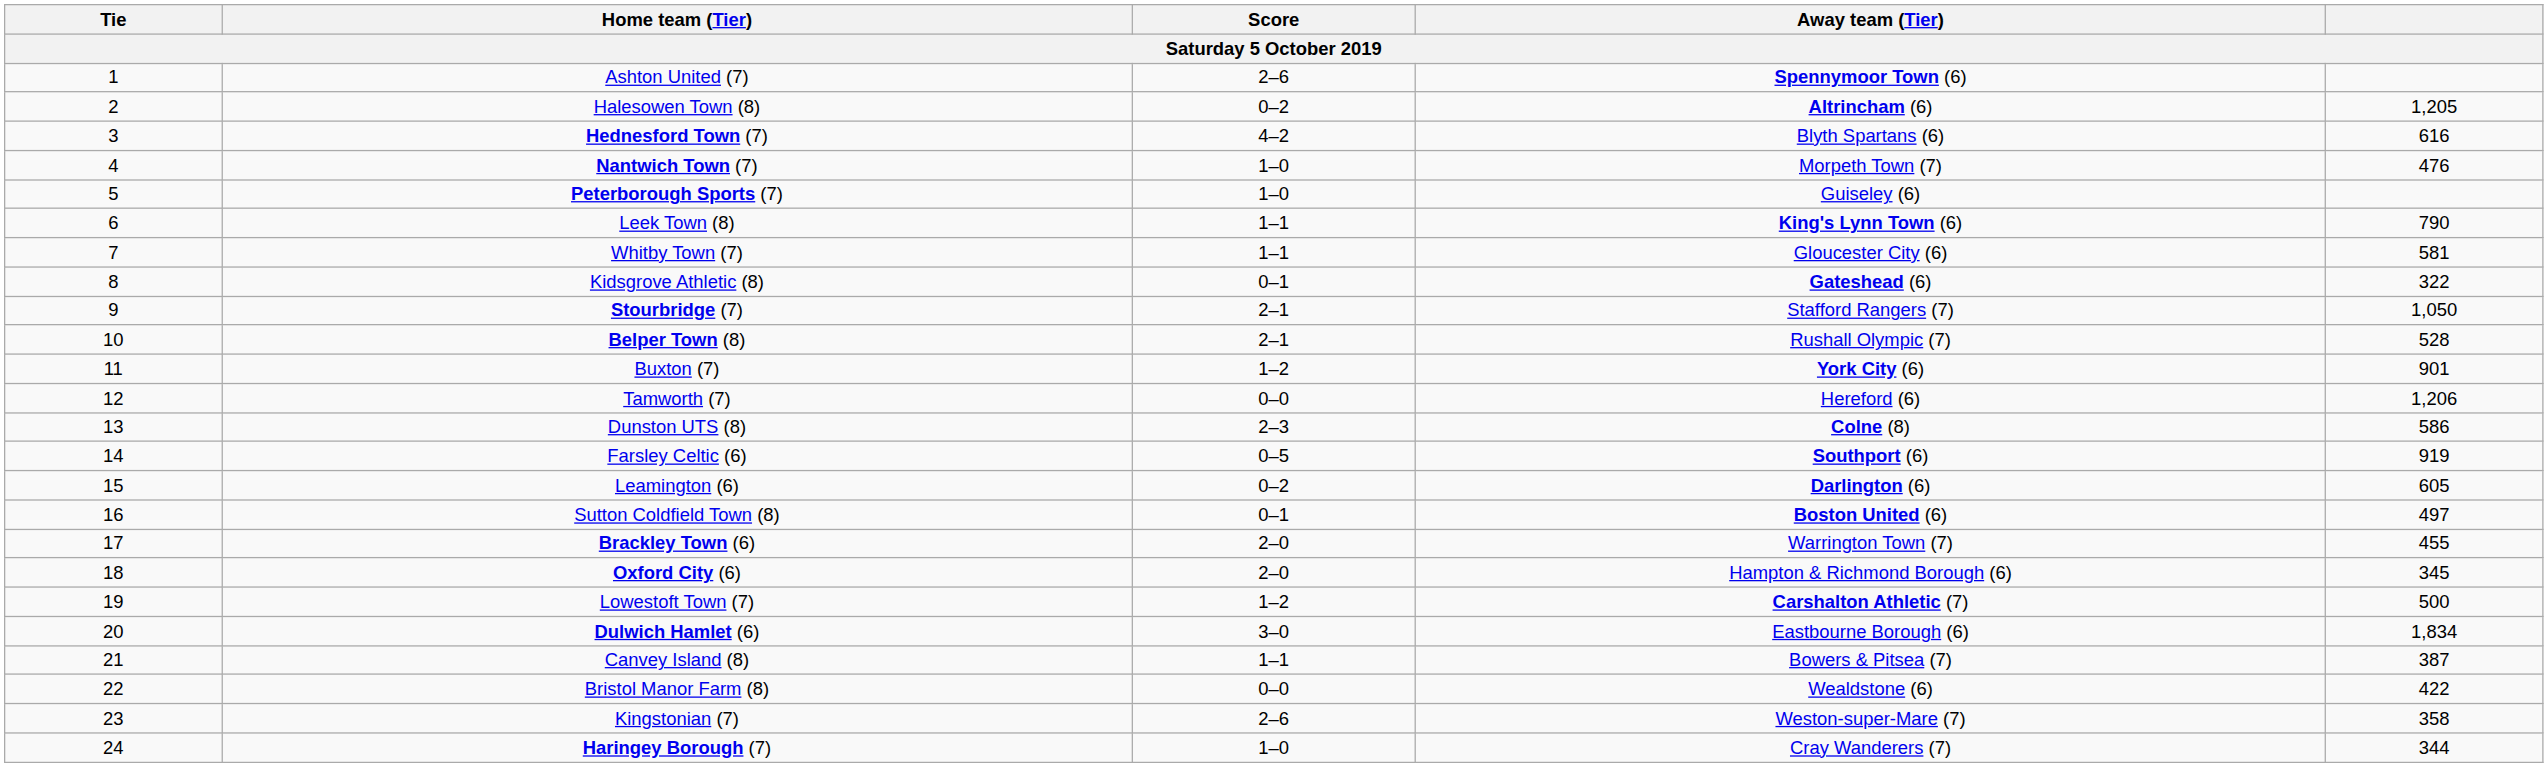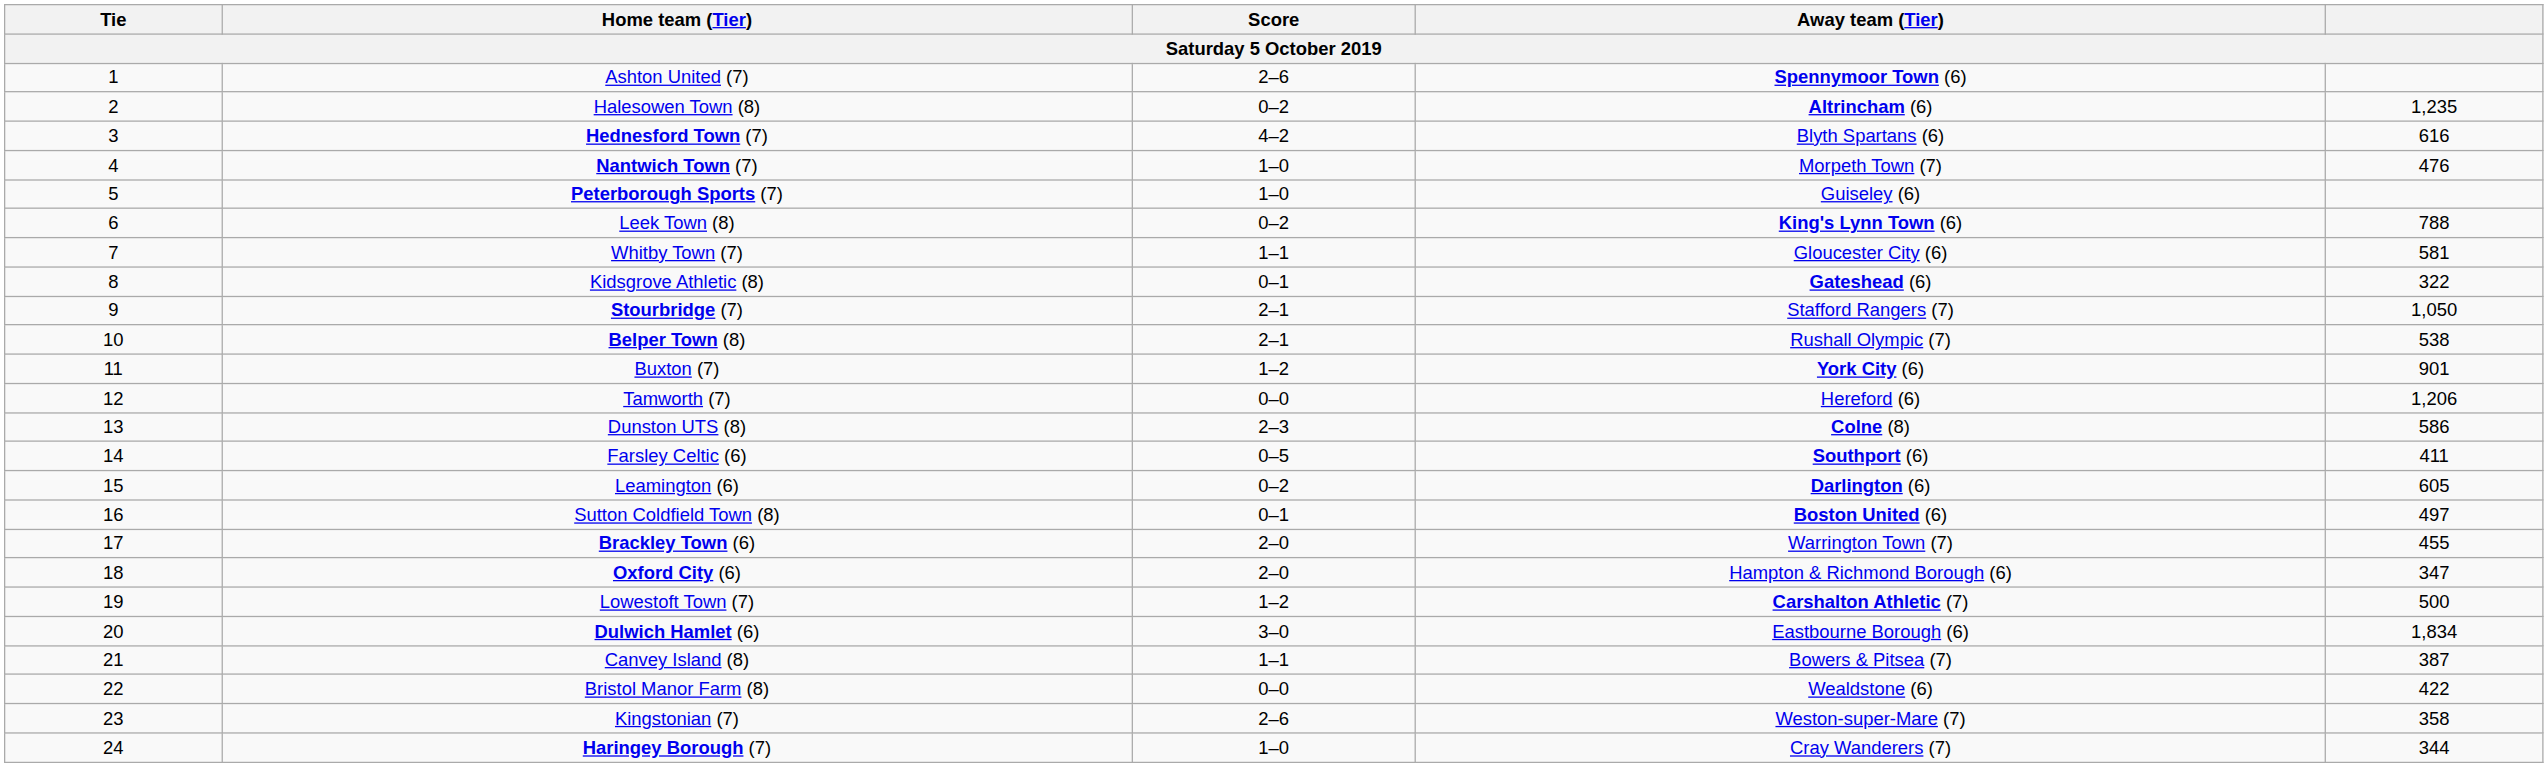(2434, 107) 1,205 -> (2434, 107) 1,235
(1274, 223) 1–1 -> (1274, 223) 0–2
(2434, 223) 790 -> (2434, 223) 788
(2434, 340) 528 -> (2434, 340) 538
(2434, 456) 919 -> (2434, 456) 411
(2434, 573) 345 -> (2434, 573) 347
